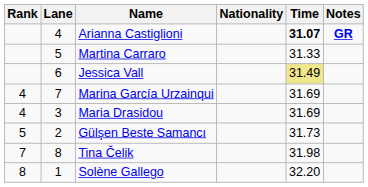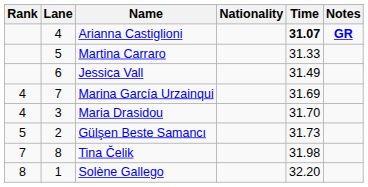(305, 73) khaki background -> (305, 73) no background
(305, 113) 31.69 -> (305, 113) 31.70
